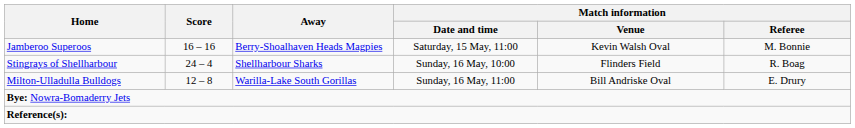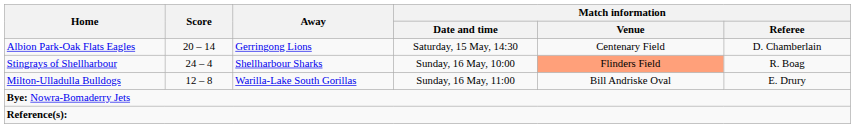- row: (49, 47)
+ row: (71, 47)
(631, 64) no background -> (631, 64) lightsalmon background
